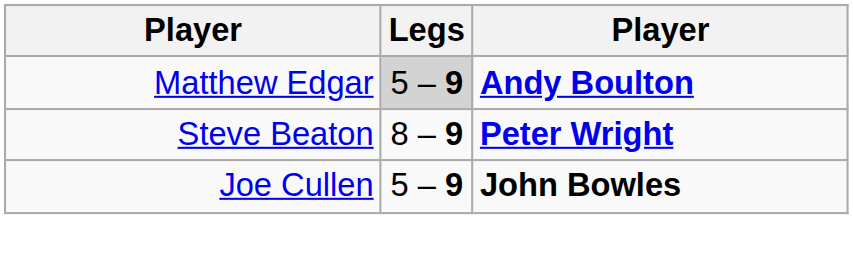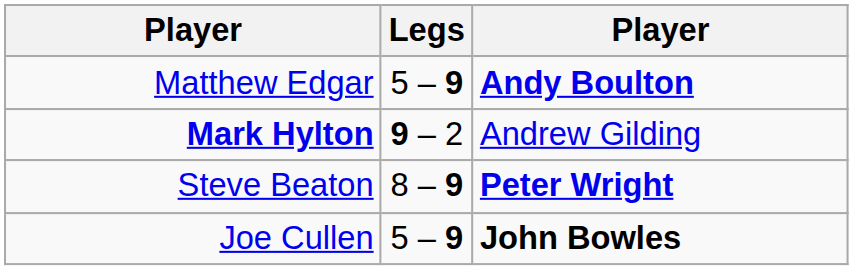(427, 82) lightgrey background -> (427, 82) no background
+ row: (280, 133)
